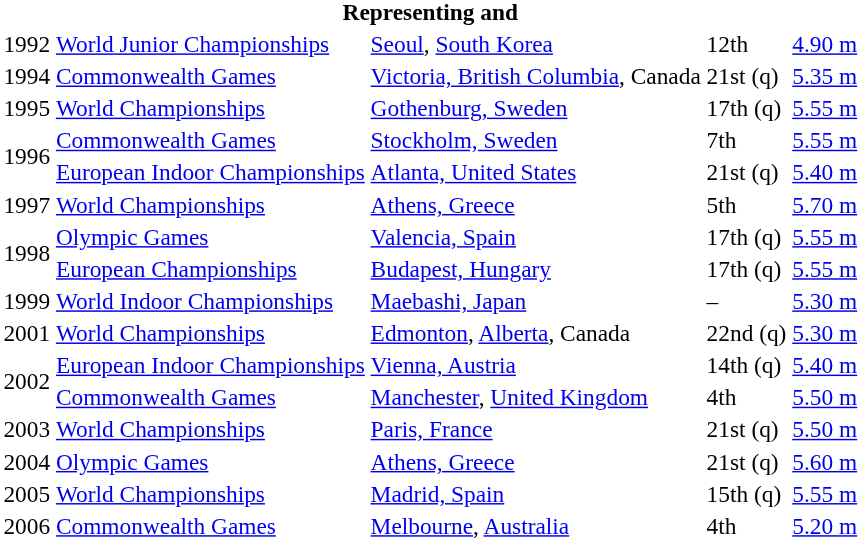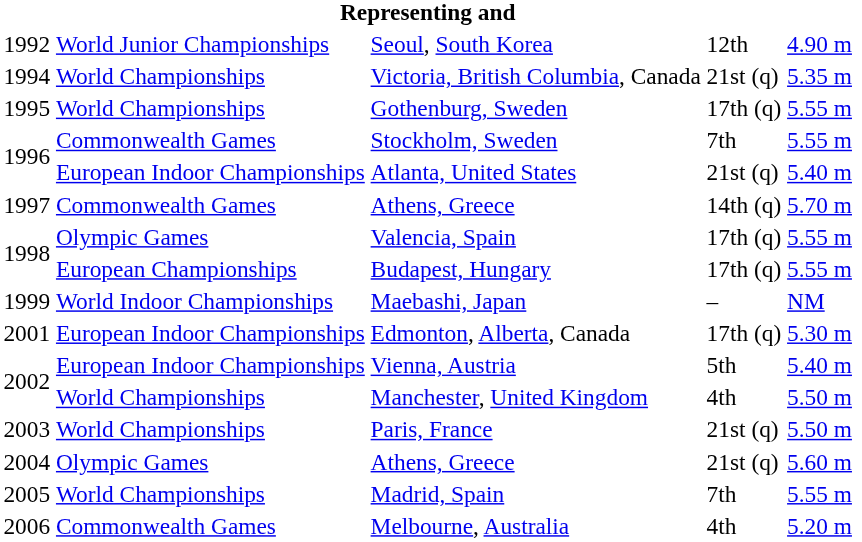(166, 76) Commonwealth Games -> (160, 76) World Championships
(160, 205) World Championships -> (166, 205) Commonwealth Games
(722, 205) 5th -> (744, 205) 14th (q)
(825, 301) 5.30 m -> (806, 301) NM
(160, 333) World Championships -> (210, 333) European Indoor Championships
(746, 333) 22nd (q) -> (744, 333) 17th (q)
(744, 365) 14th (q) -> (722, 365) 5th
(166, 397) Commonwealth Games -> (160, 397) World Championships
(744, 494) 15th (q) -> (722, 494) 7th
